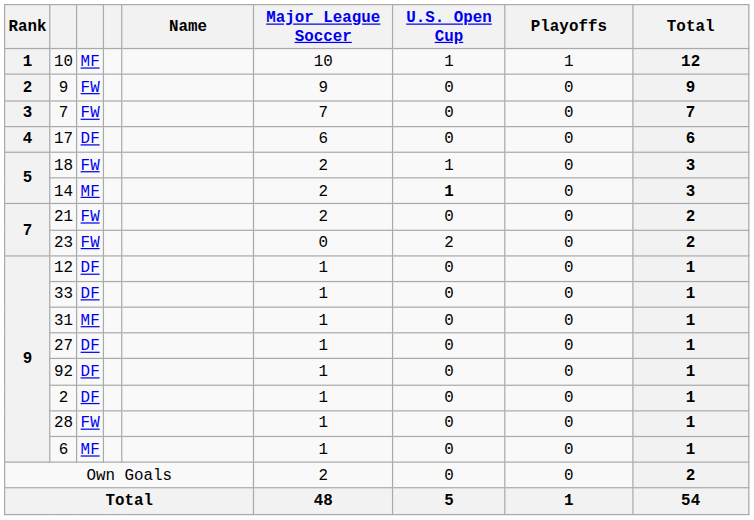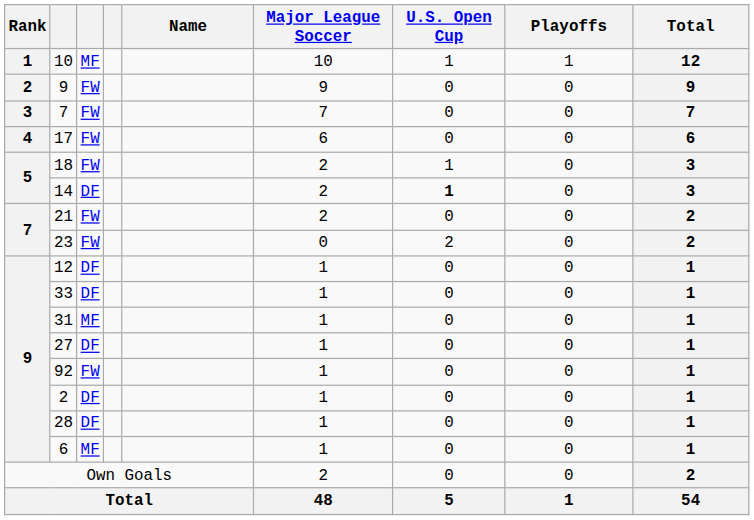(90, 139) DF -> (90, 139) FW
(90, 191) MF -> (90, 191) DF
(90, 372) DF -> (90, 372) FW
(90, 424) FW -> (90, 424) DF
